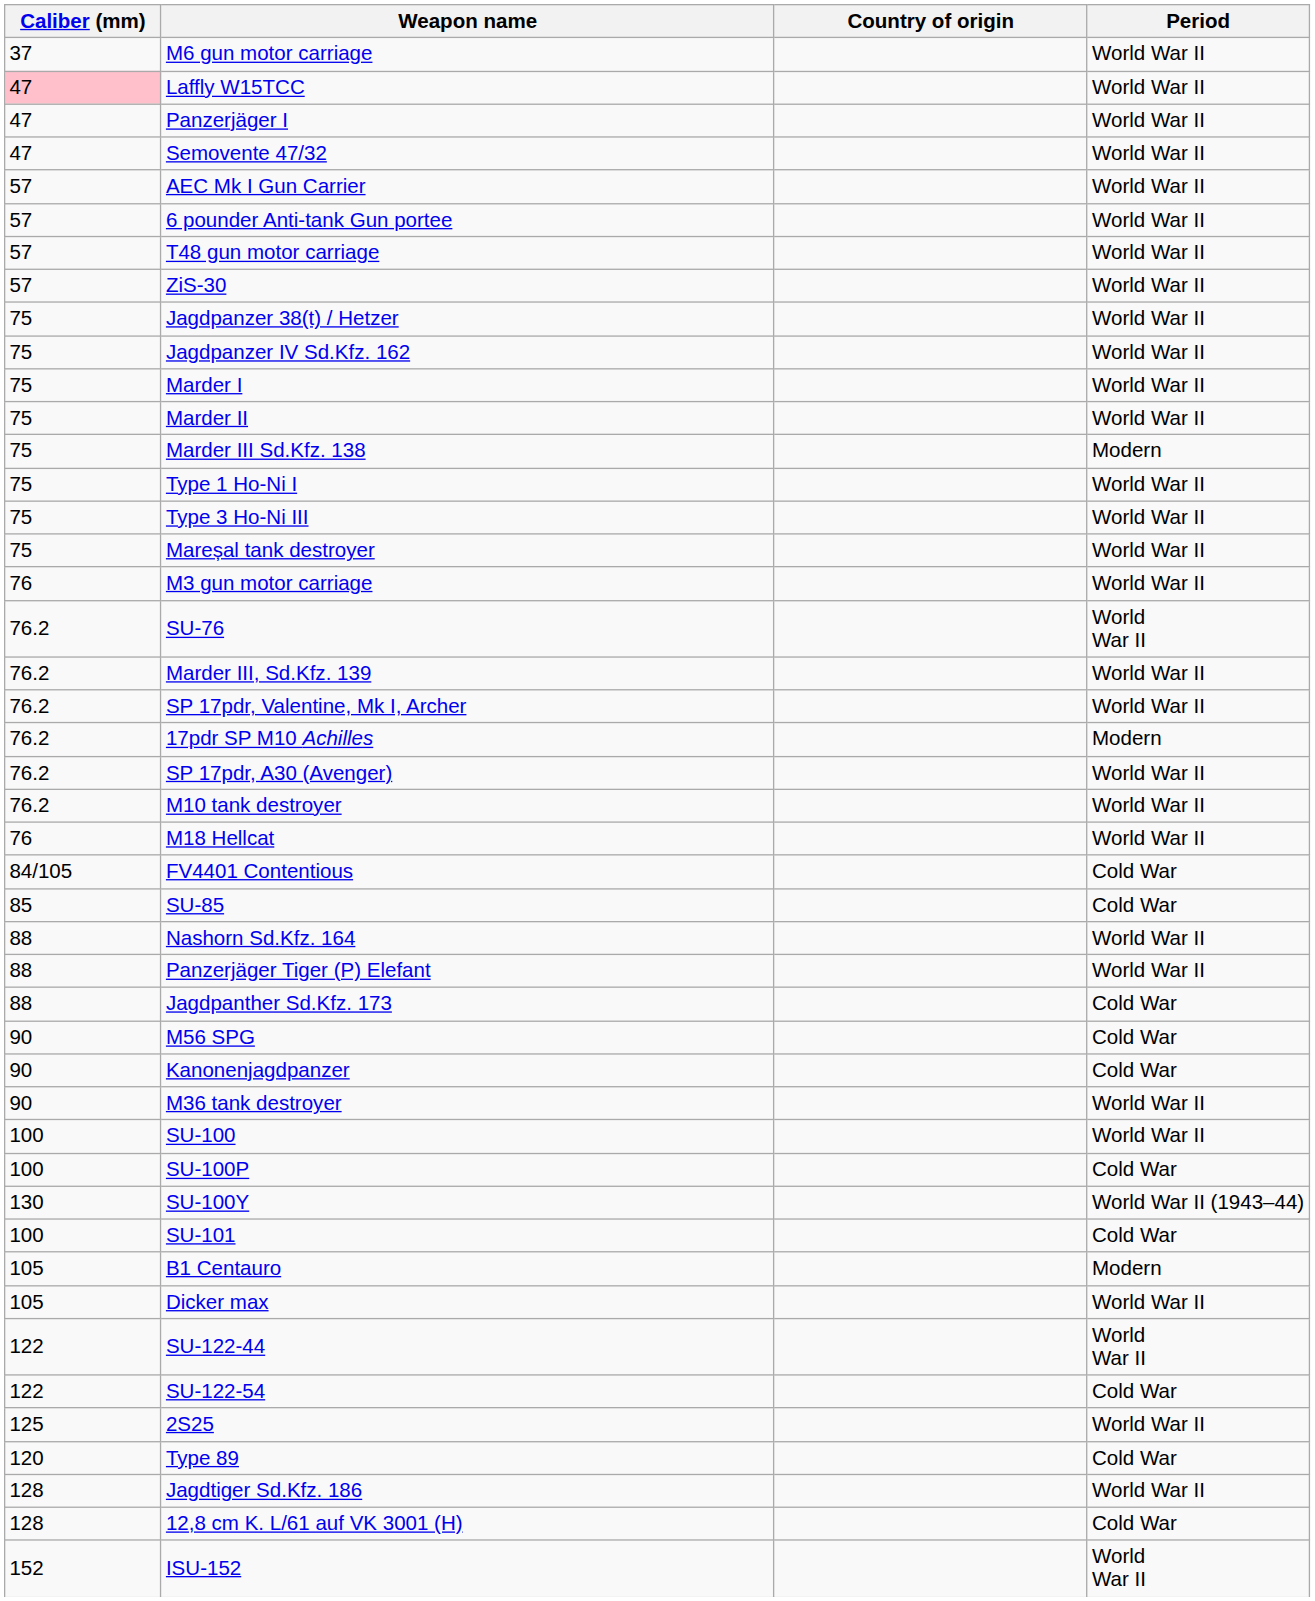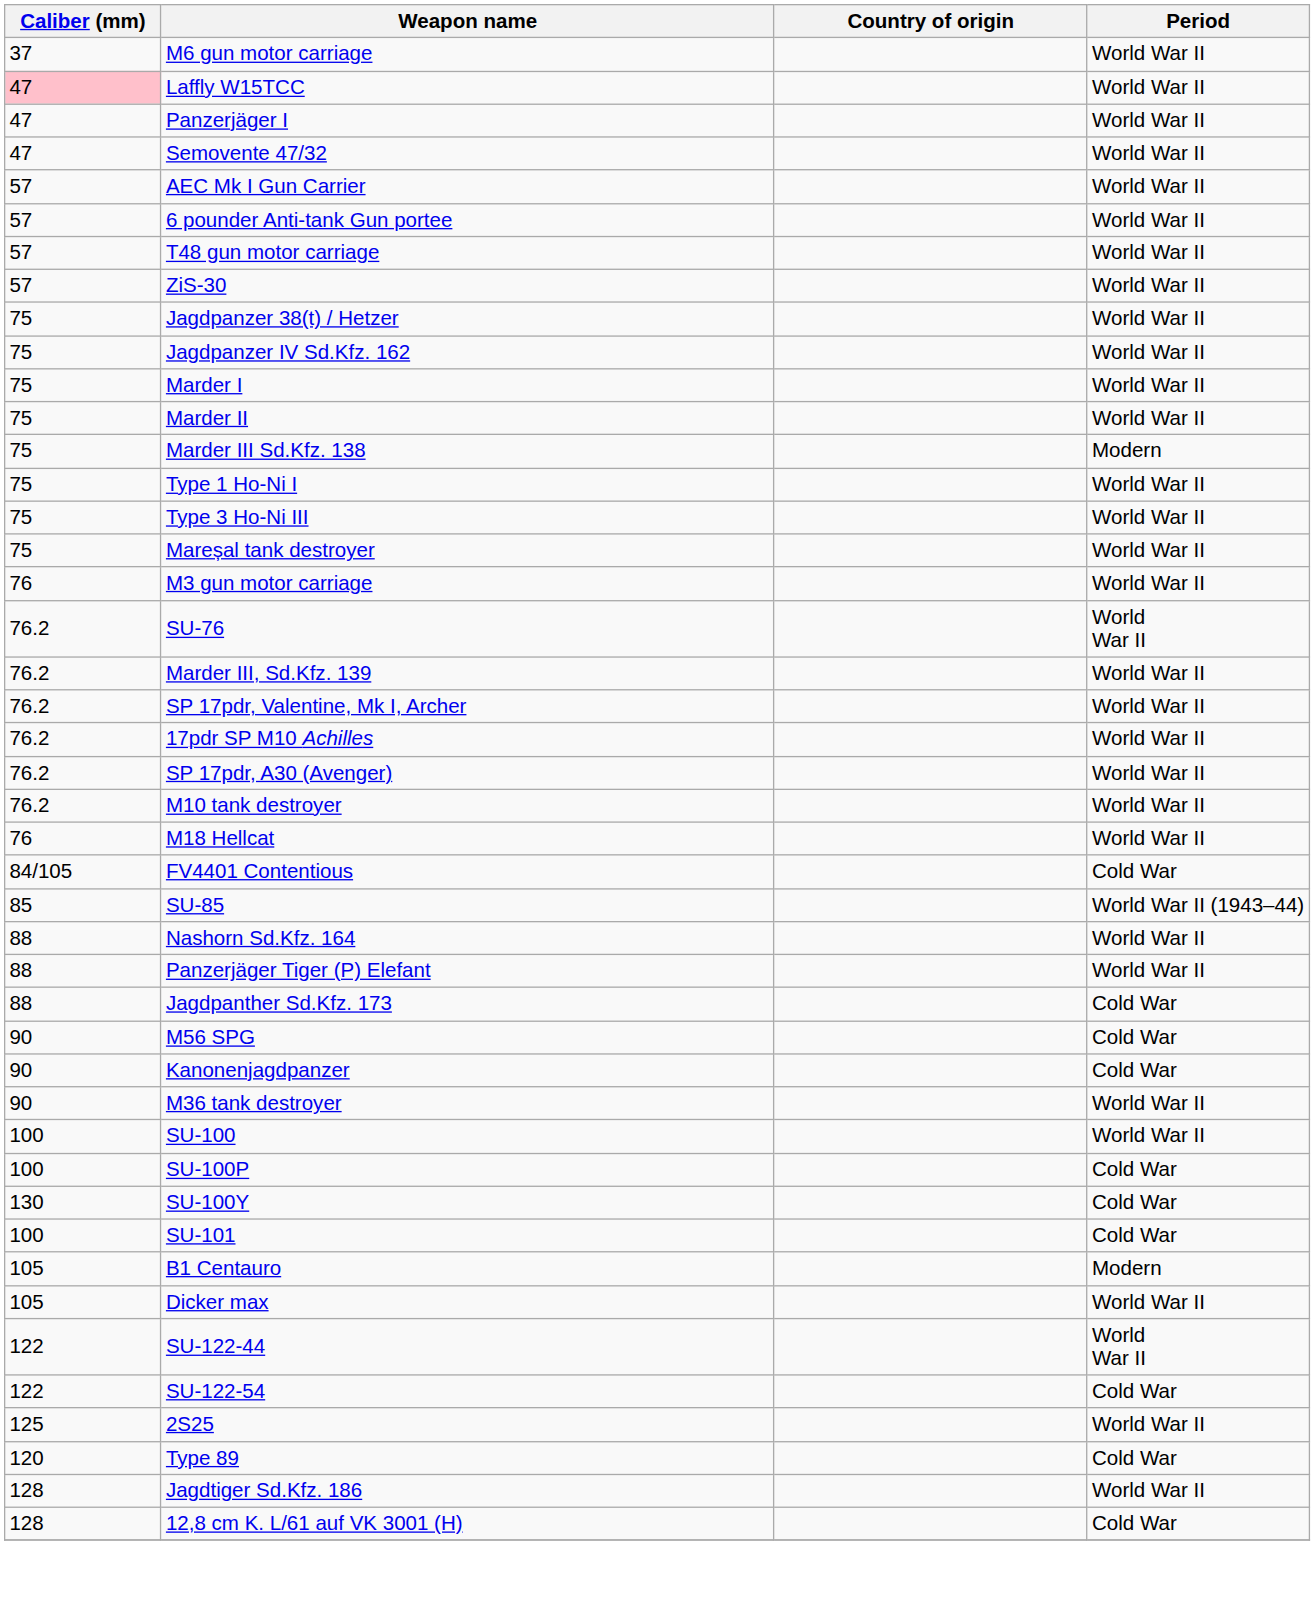(1127, 738) Modern -> (1148, 738) World War II
(1134, 904) Cold War -> (1198, 904) World War II (1943–44)
(1198, 1202) World War II (1943–44) -> (1134, 1202) Cold War
- row: (204, 1568)
